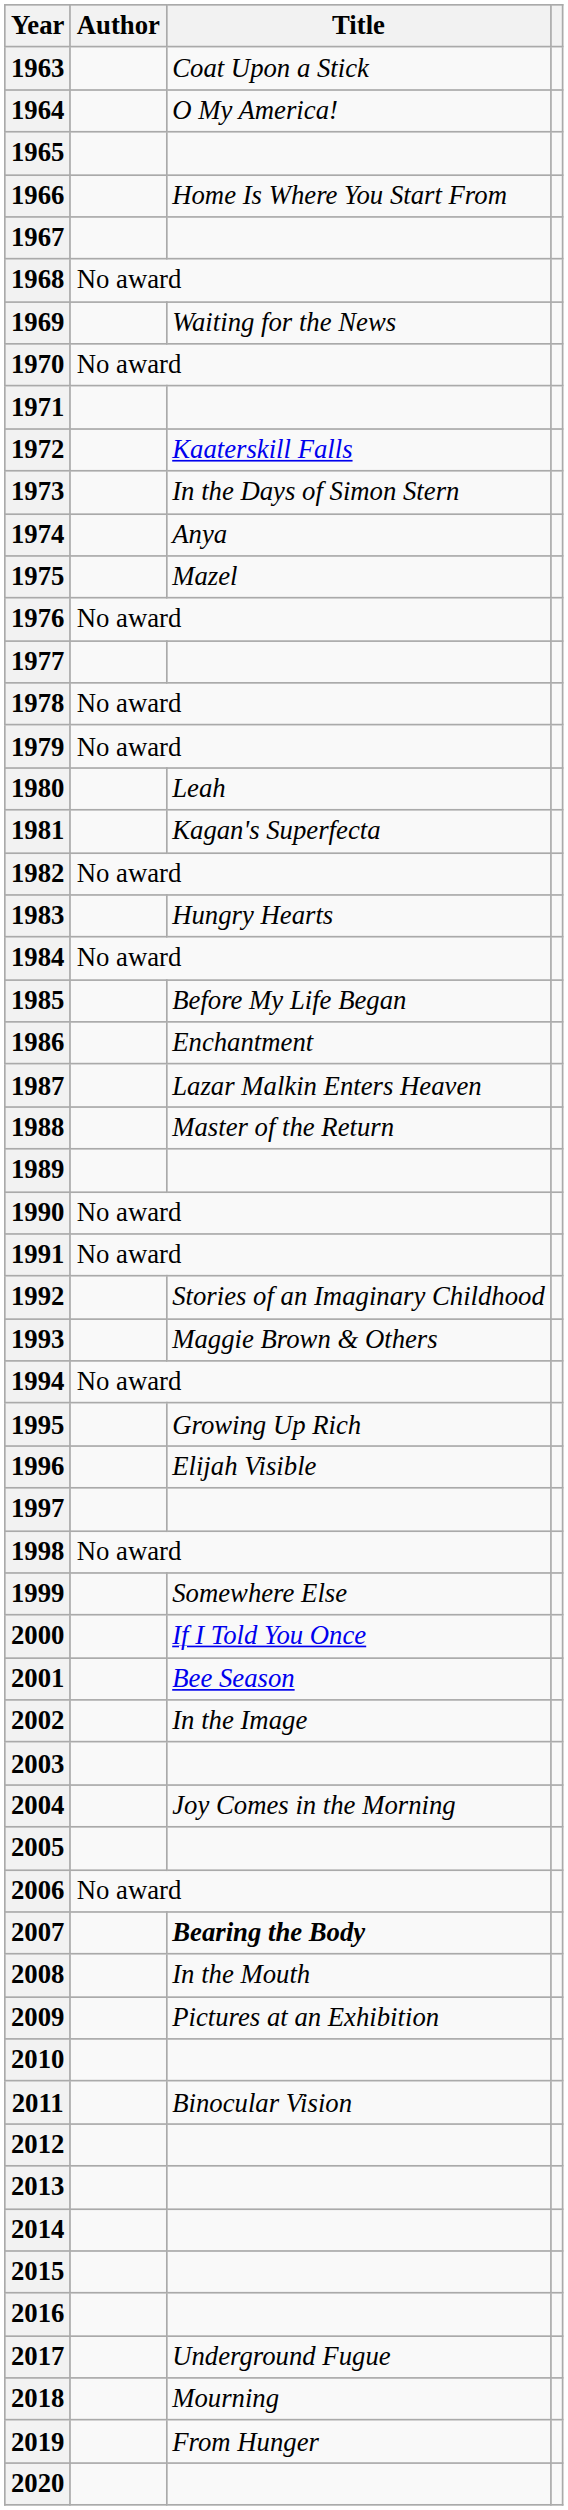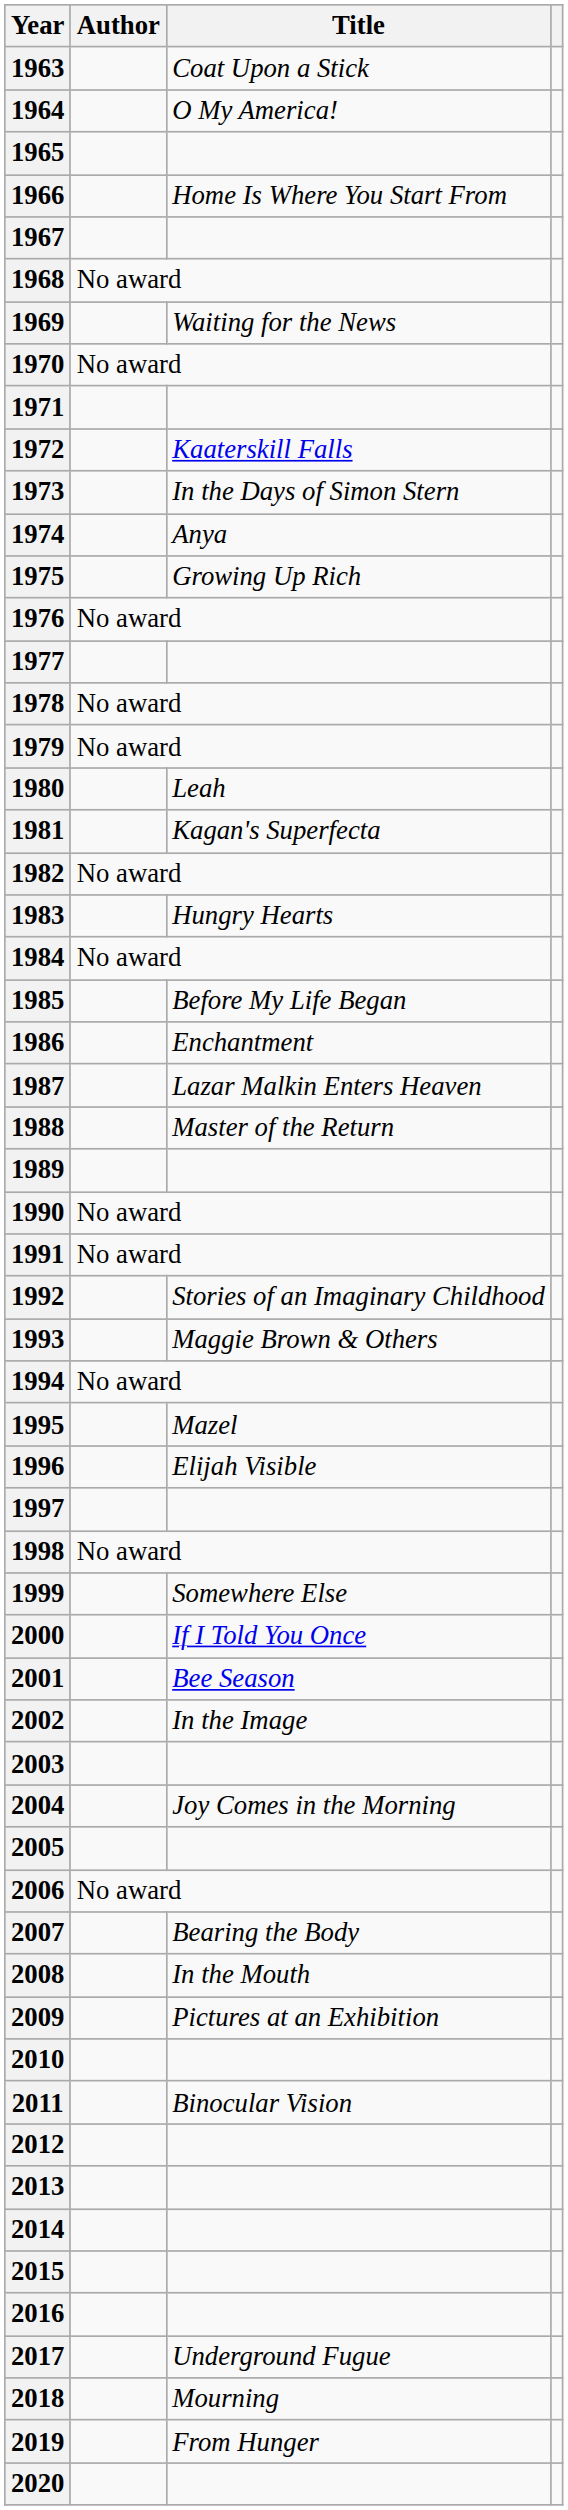(205, 576) Mazel -> (267, 576) Growing Up Rich
(267, 1424) Growing Up Rich -> (205, 1424) Mazel
(269, 1932) bold -> (266, 1932) normal
